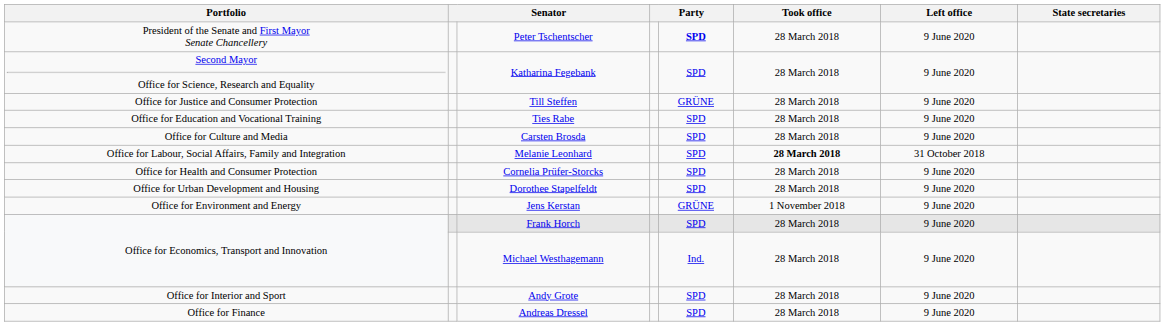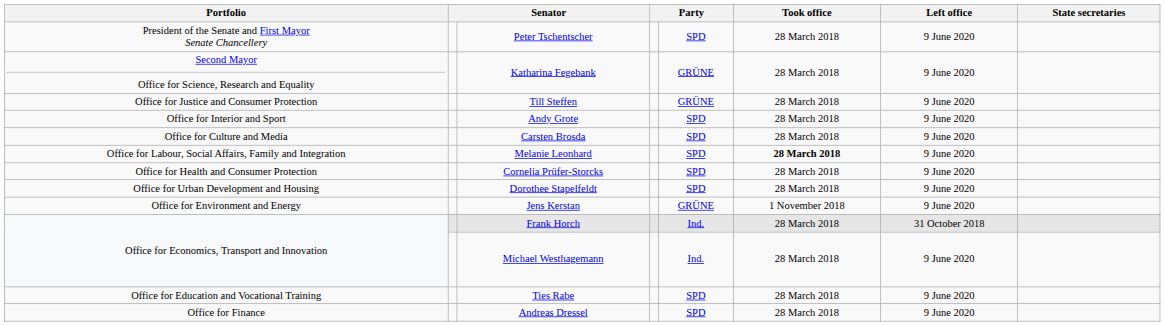(696, 37) bold -> (696, 37) normal
(696, 72) SPD -> (696, 72) GRÜNE
rows swapped: (553, 119) <-> (553, 295)
(949, 154) 31 October 2018 -> (949, 154) 9 June 2020
(696, 223) SPD -> (696, 223) Ind.
(949, 223) 9 June 2020 -> (949, 223) 31 October 2018
